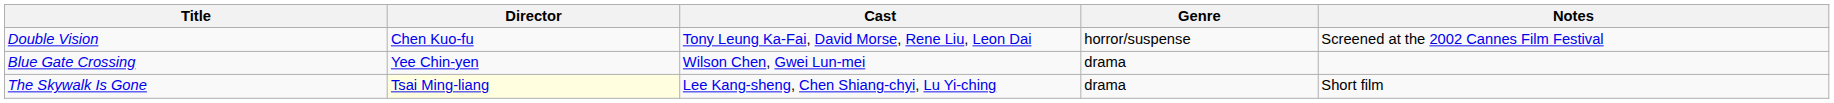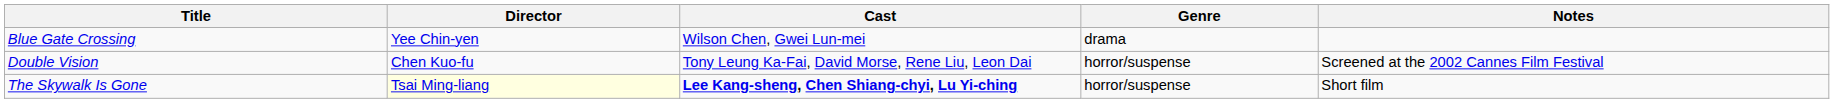rows swapped: (53, 39) <-> (72, 62)
(840, 86) normal -> (850, 86) bold
(1105, 86) drama -> (1137, 86) horror/suspense
